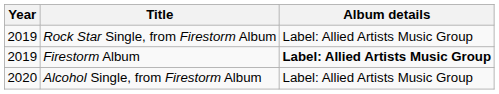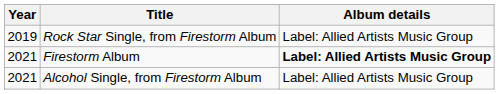(22, 57) 2019 -> (22, 57) 2021
(22, 78) 2020 -> (22, 78) 2021
